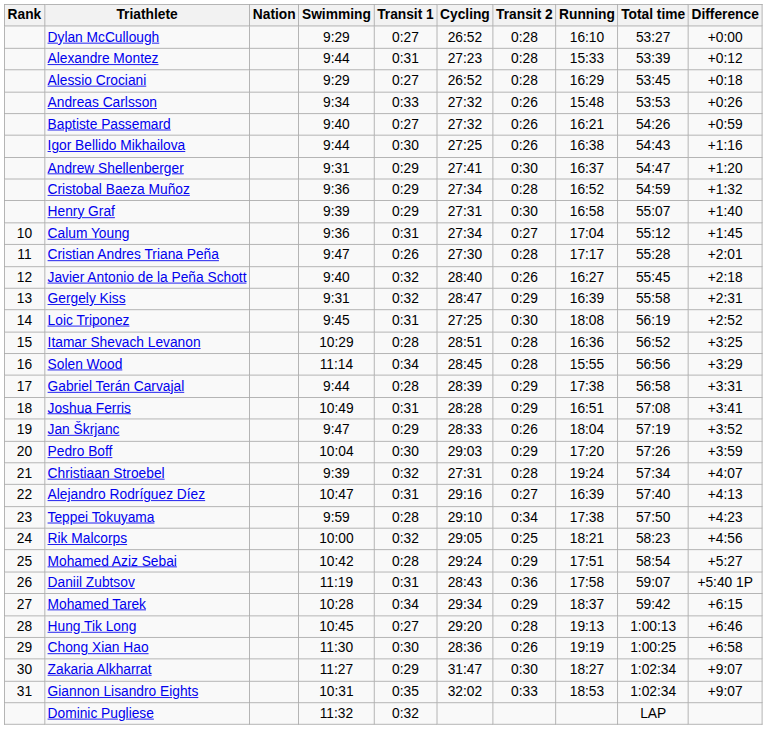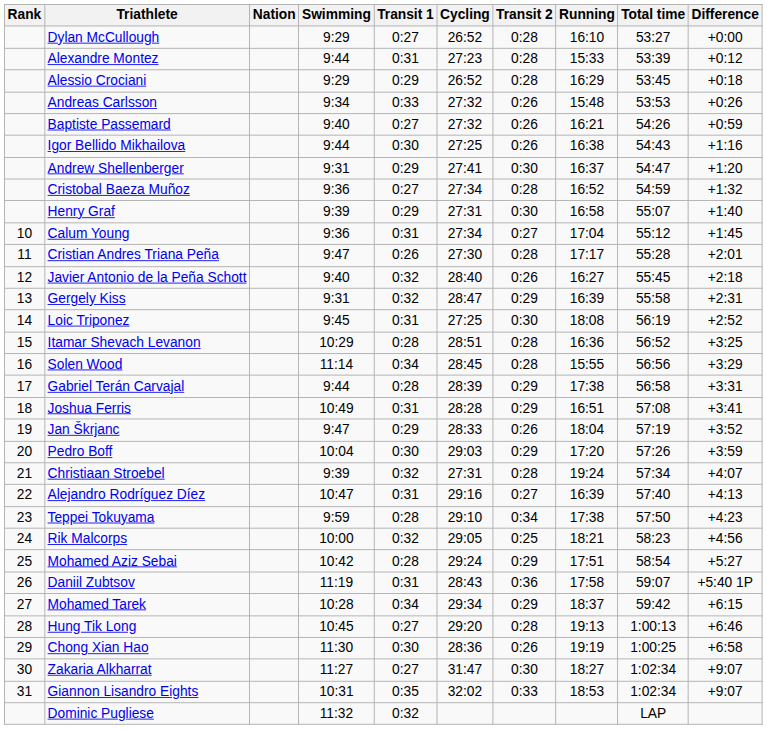(405, 80) 0:27 -> (405, 80) 0:29
(405, 189) 0:29 -> (405, 189) 0:27
(405, 670) 0:29 -> (405, 670) 0:27
